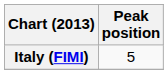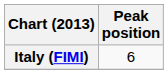(131, 57) 5 -> (131, 57) 6
